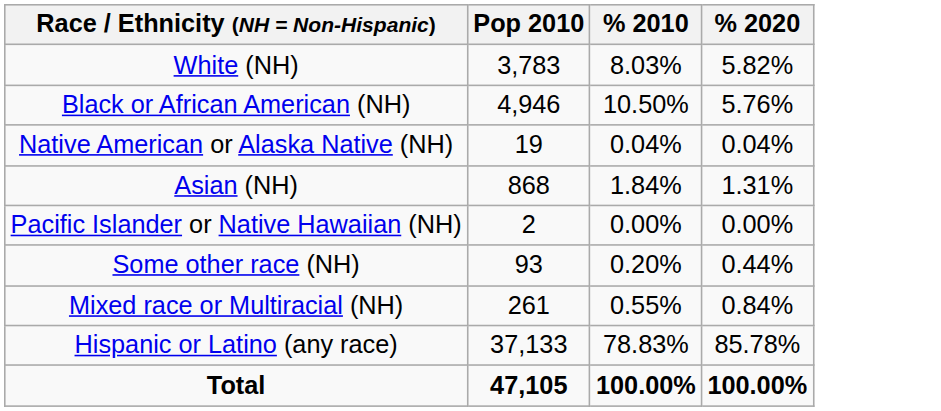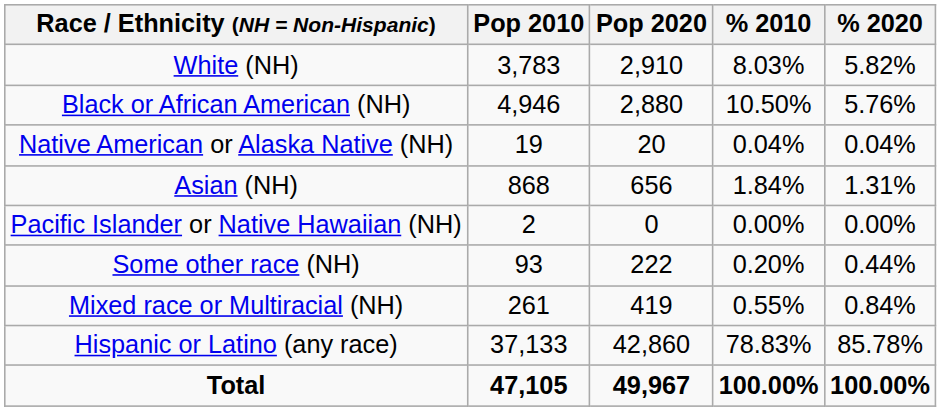+ column: (651, 24)
